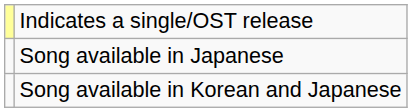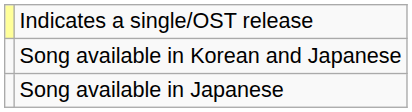rows swapped: (152, 55) <-> (211, 90)
